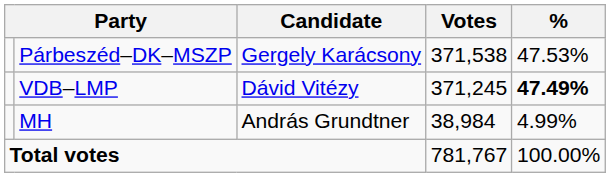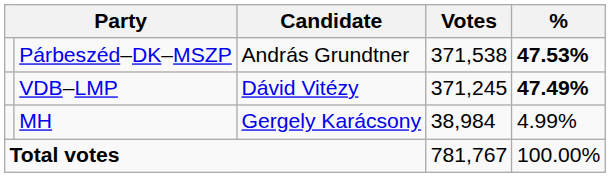(331, 54) Gergely Karácsony -> (325, 54) András Grundtner
(553, 54) normal -> (553, 54) bold
(325, 121) András Grundtner -> (331, 121) Gergely Karácsony
